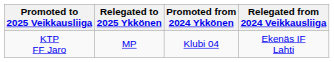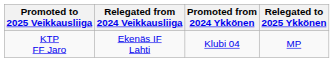columns swapped: (129, 17) <-> (284, 17)
